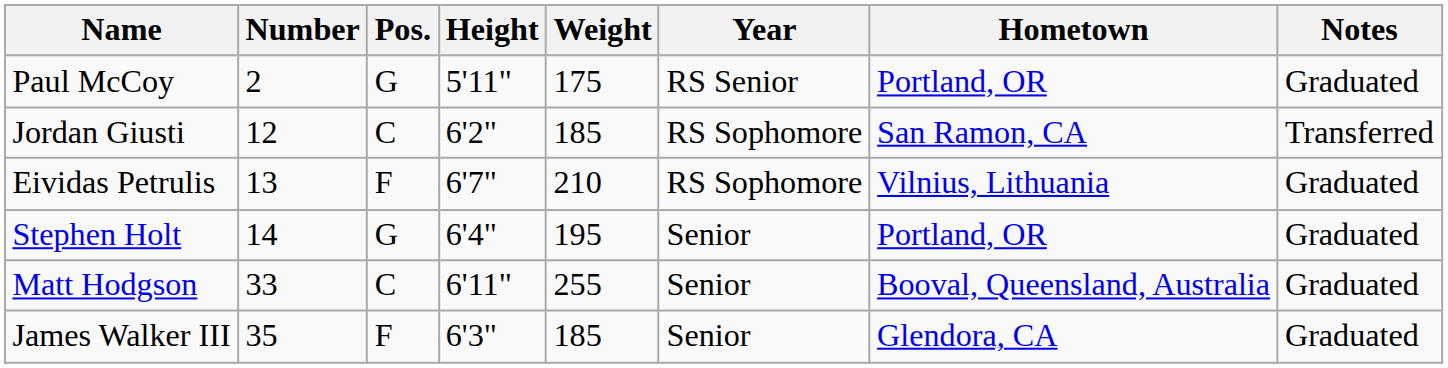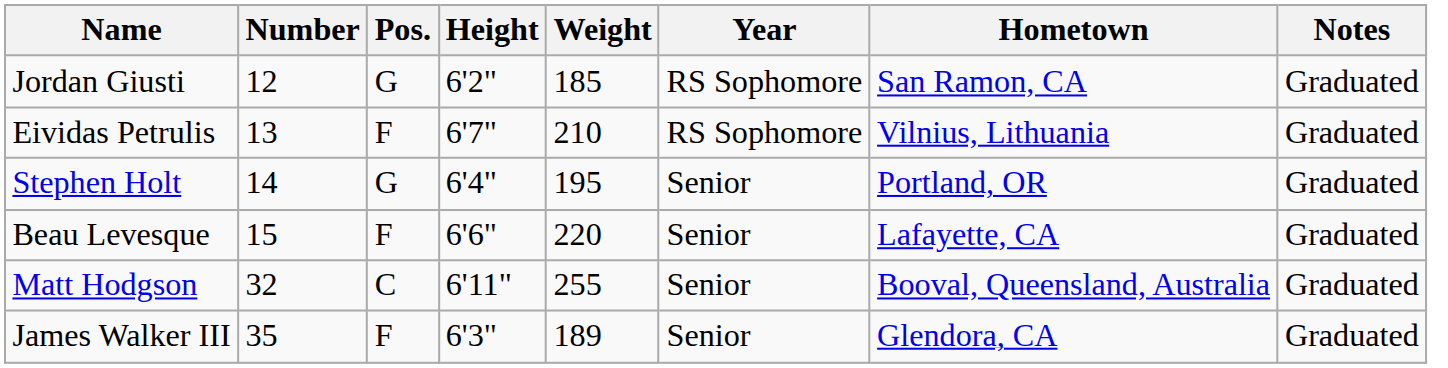- row: (93, 81)
(385, 132) C -> (386, 81) G
(1359, 132) Transferred -> (1352, 81) Graduated
+ row: (111, 234)
(262, 285) 33 -> (262, 285) 32
(578, 336) 185 -> (578, 336) 189
